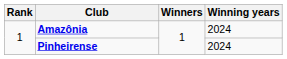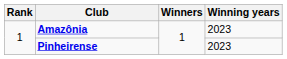(219, 29) 2024 -> (219, 29) 2023
(219, 46) 2024 -> (219, 46) 2023
